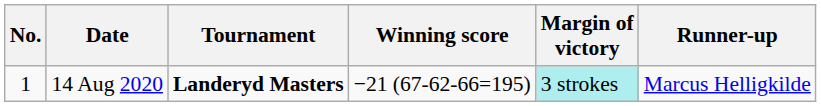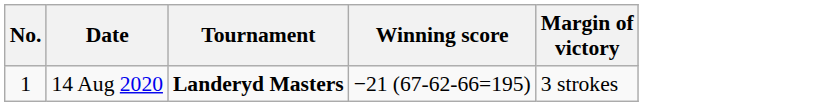- column: (727, 35)
(579, 83) paleturquoise background -> (579, 83) no background
